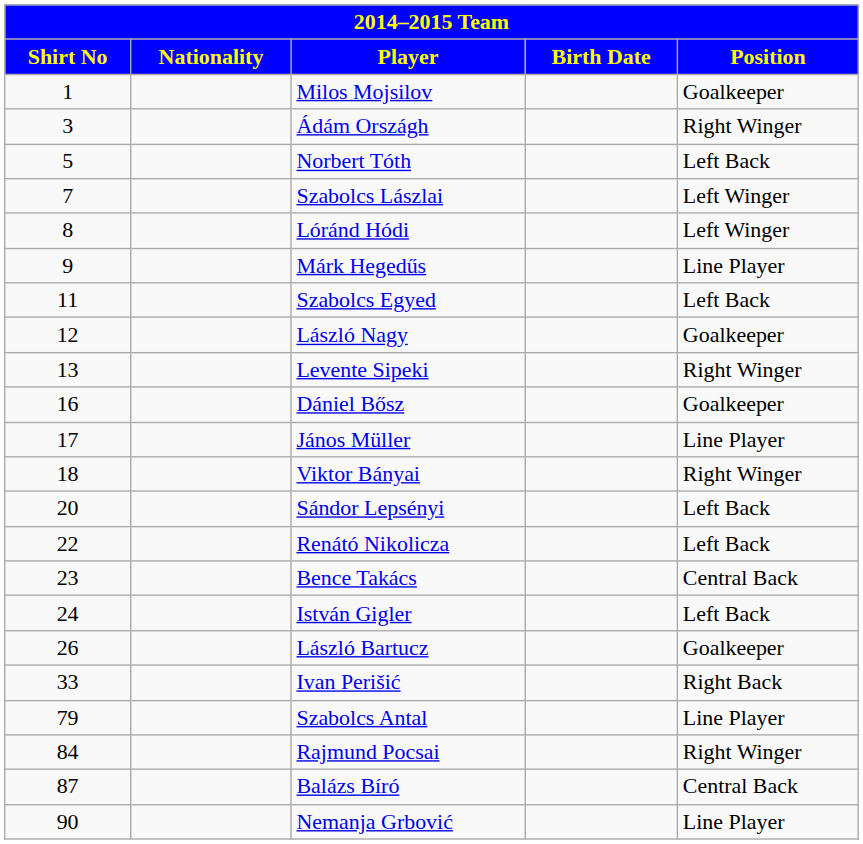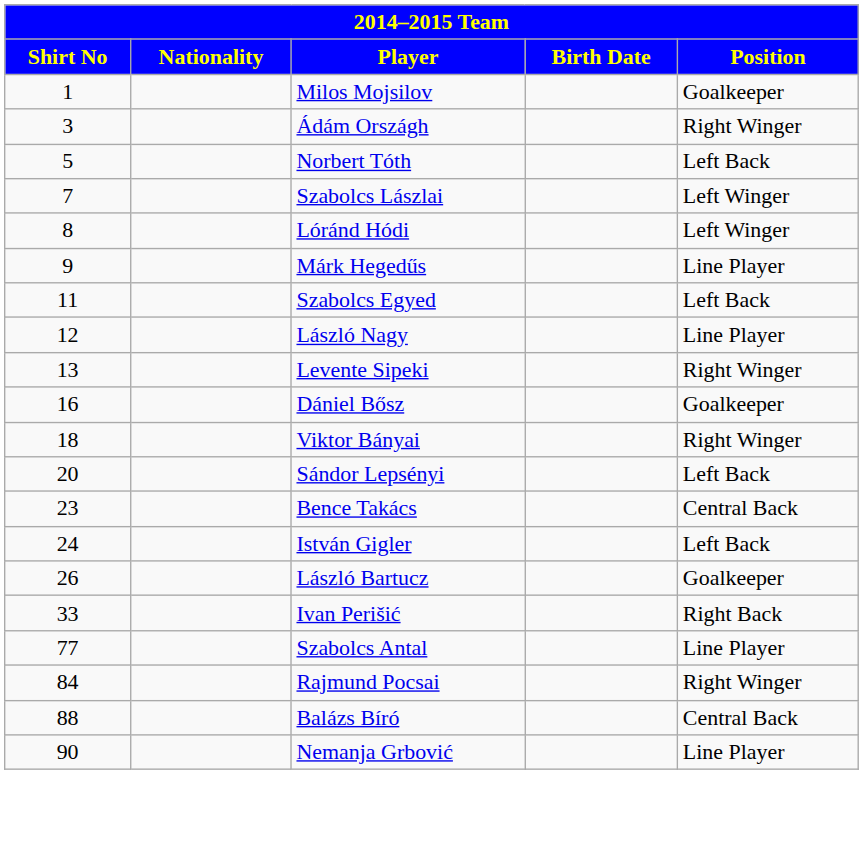(733, 334) Goalkeeper -> (734, 334) Line Player
- row: (353, 439)
- row: (373, 543)
(68, 717) 79 -> (68, 647) 77
(68, 786) 87 -> (68, 717) 88
